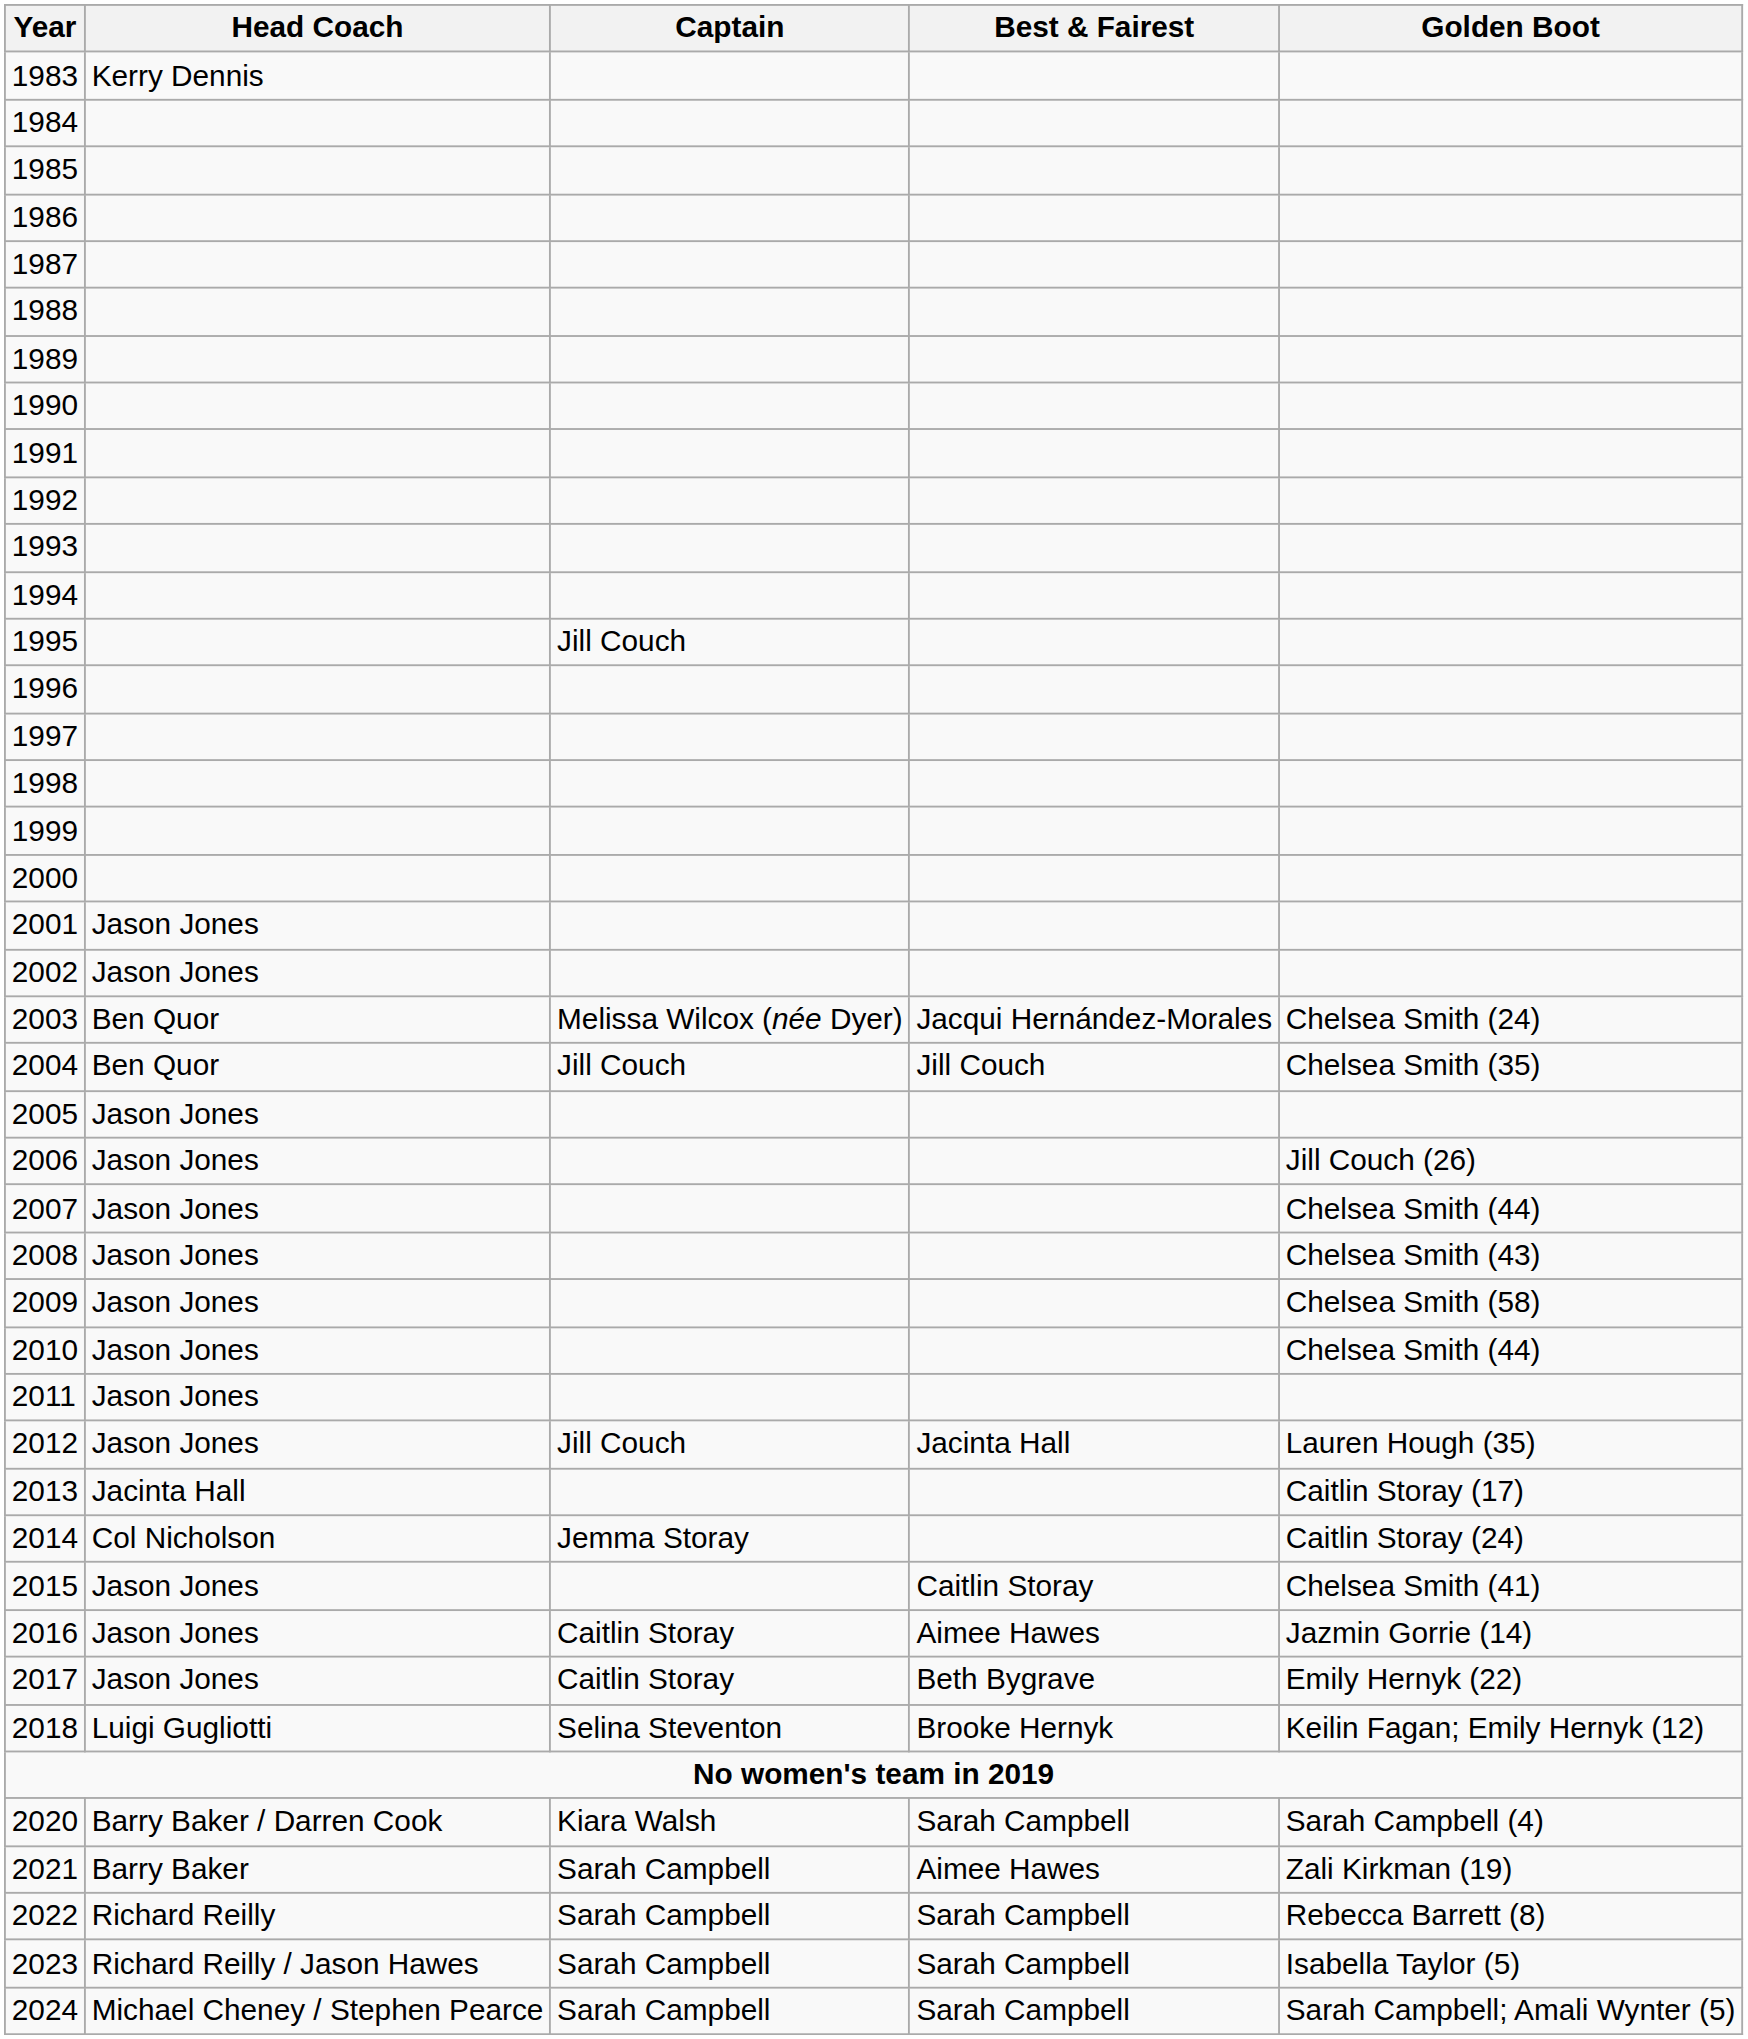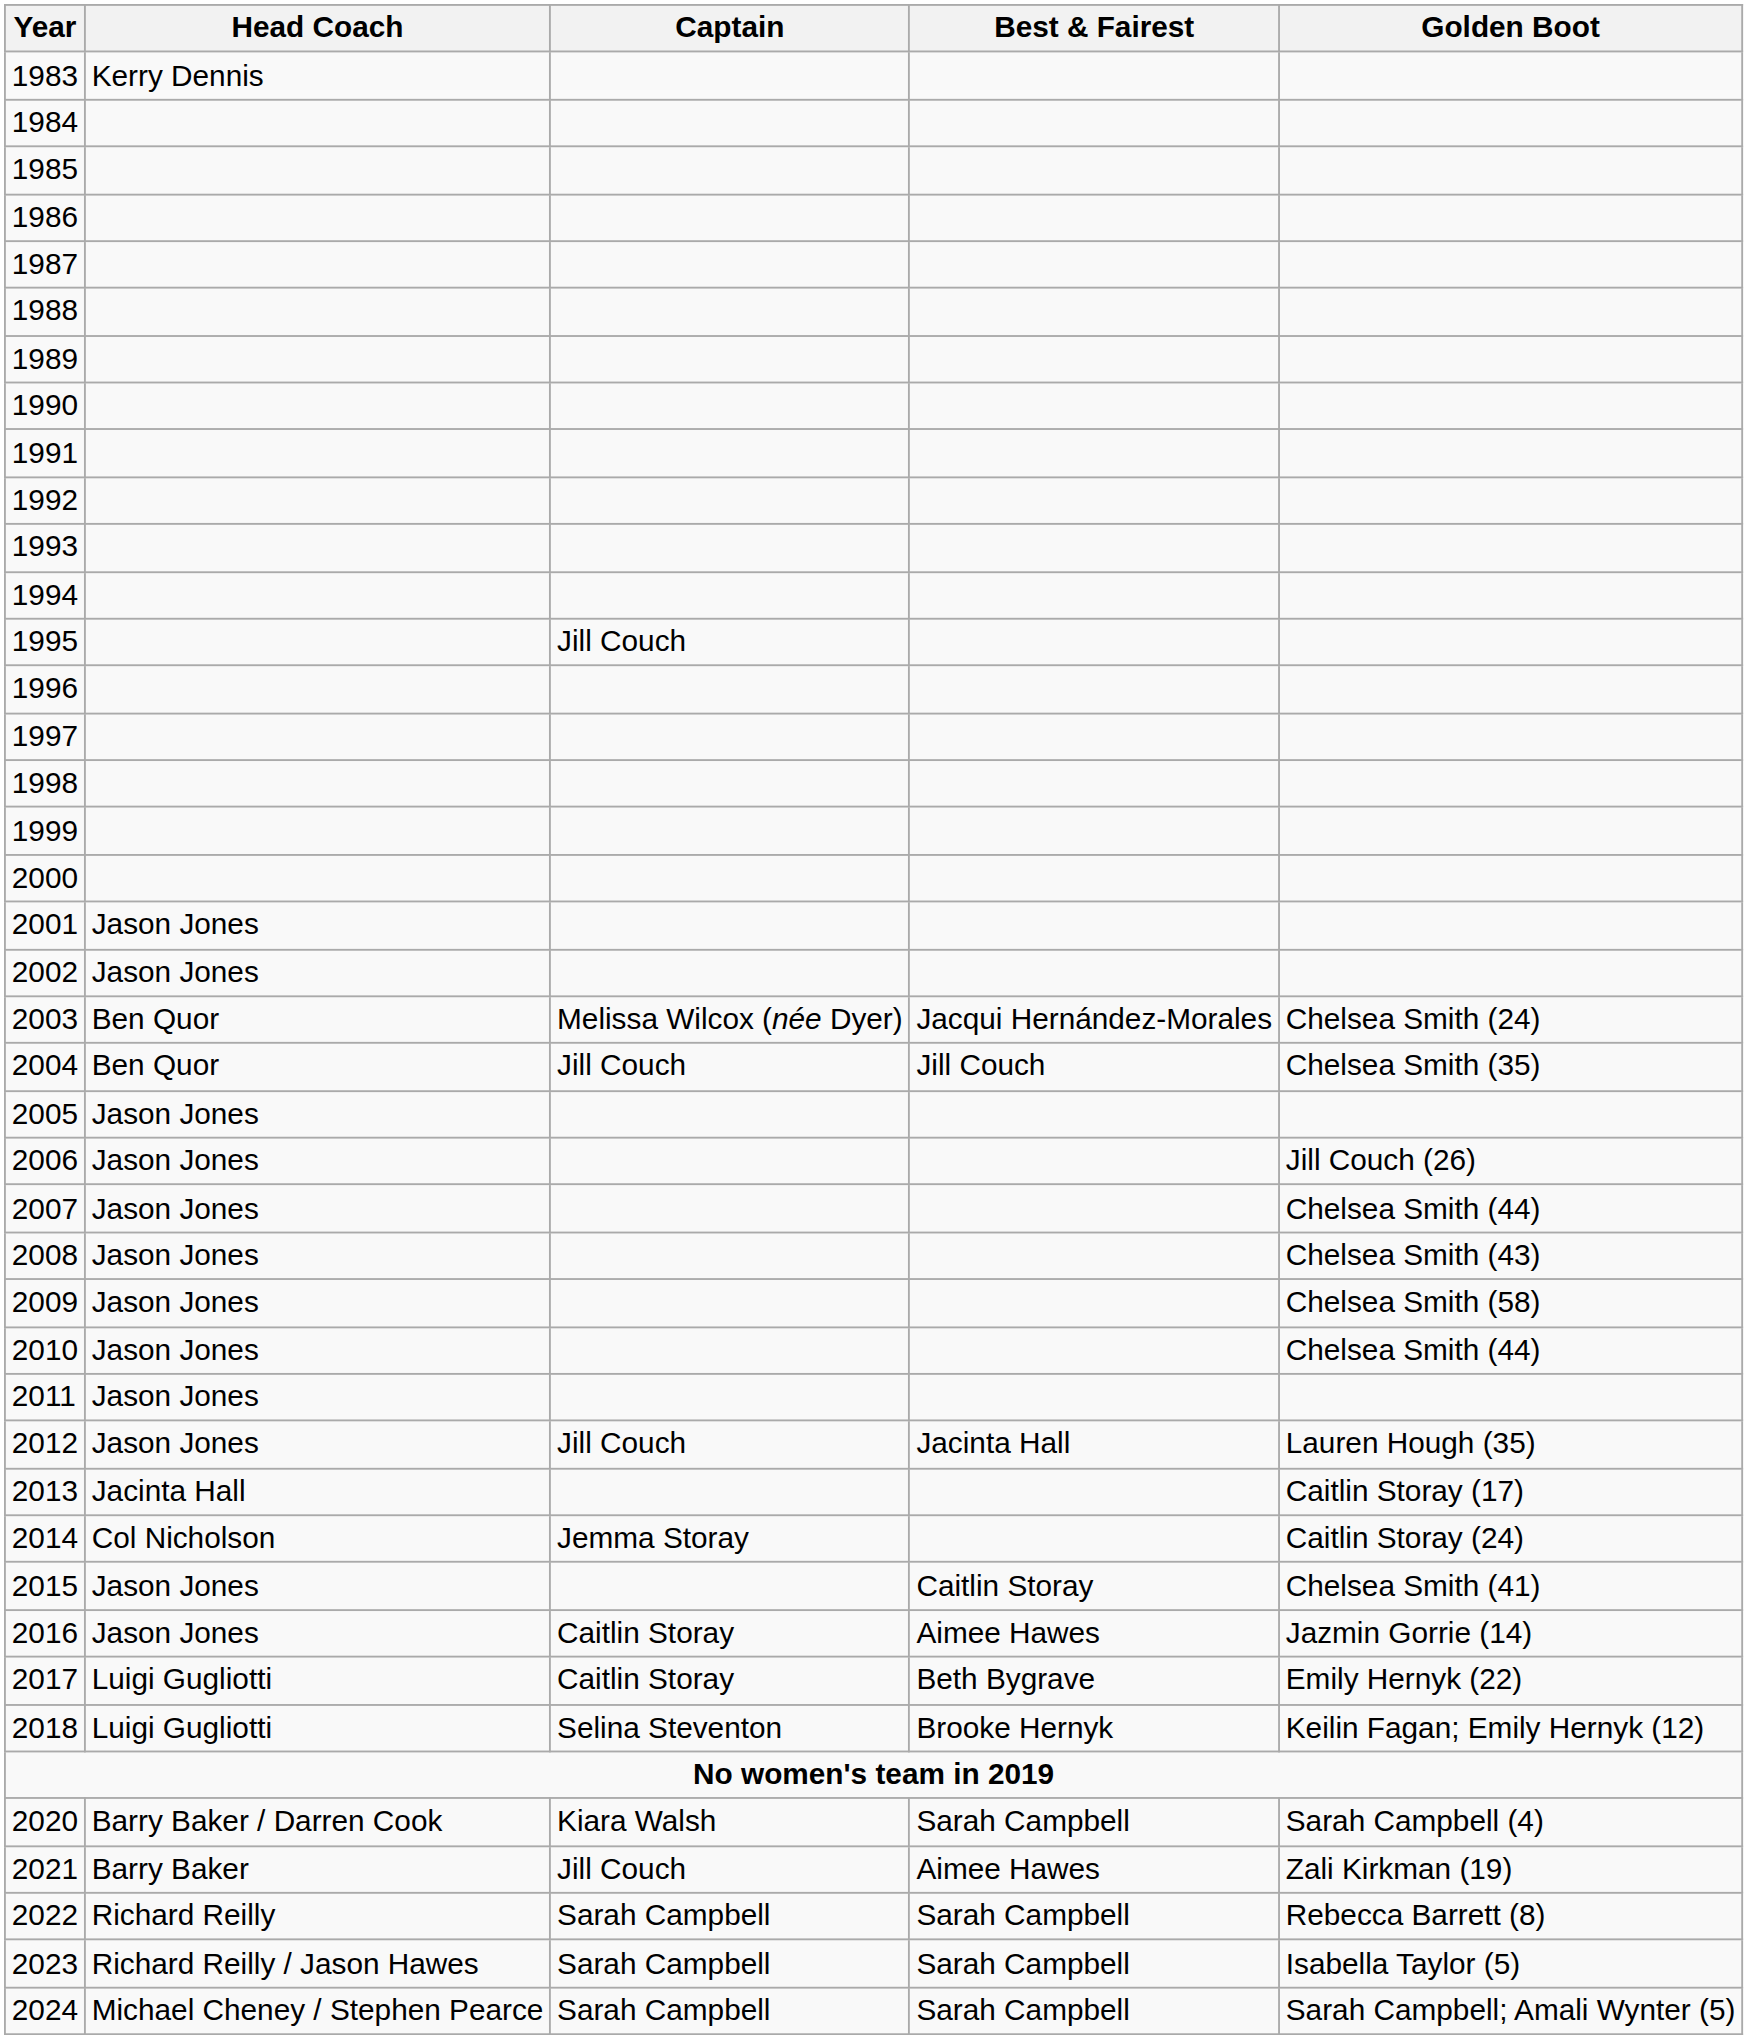(175, 1680) Jason Jones -> (182, 1680) Luigi Gugliotti
(664, 1868) Sarah Campbell -> (622, 1868) Jill Couch
